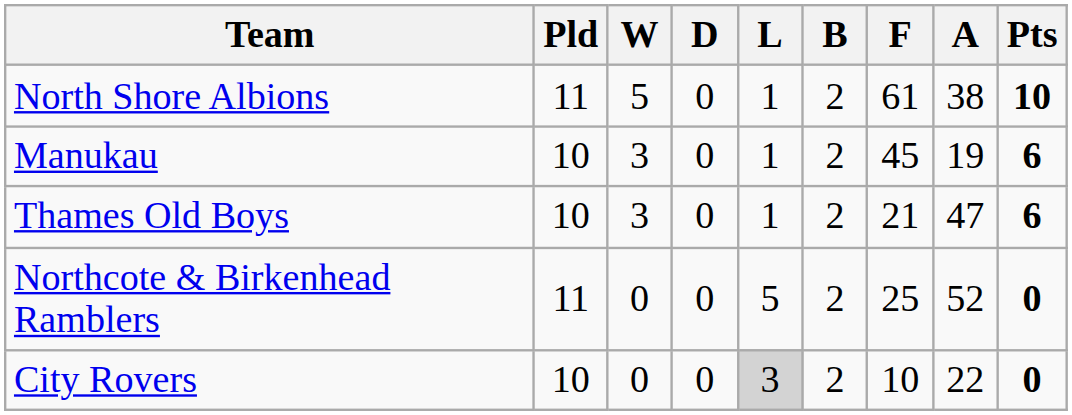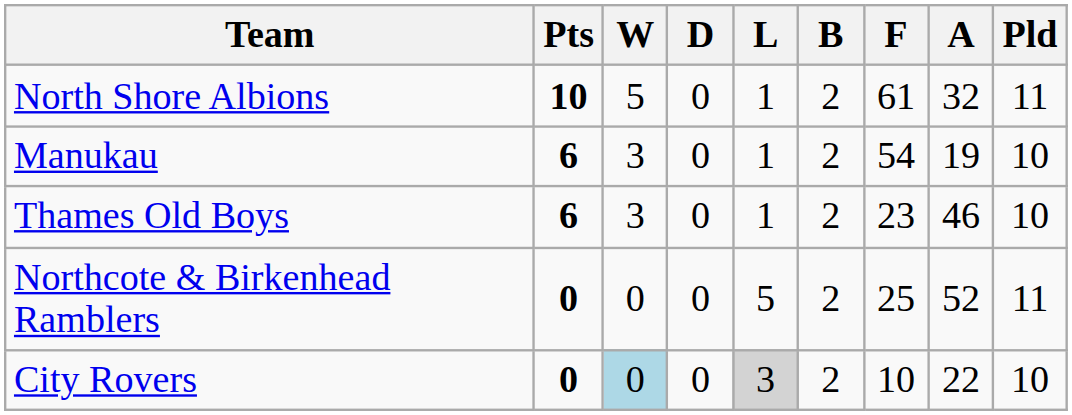columns swapped: (571, 34) <-> (1032, 34)
(965, 95) 38 -> (961, 95) 32
(900, 155) 45 -> (896, 155) 54
(900, 215) 21 -> (896, 215) 23
(965, 215) 47 -> (961, 215) 46
(640, 379) no background -> (635, 379) lightblue background
